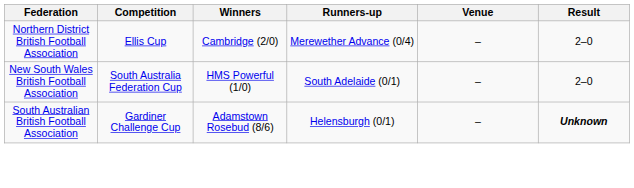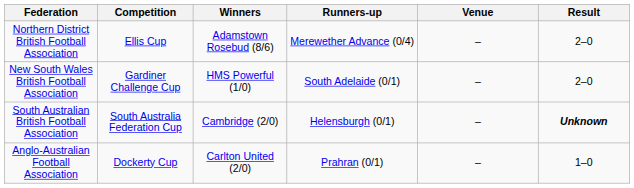(240, 41) Cambridge (2/0) -> (240, 41) Adamstown Rosebud (8/6)
(145, 82) South Australia Federation Cup -> (145, 82) Gardiner Challenge Cup
(145, 122) Gardiner Challenge Cup -> (145, 122) South Australia Federation Cup
(240, 122) Adamstown Rosebud (8/6) -> (240, 122) Cambridge (2/0)
+ row: (51, 163)
